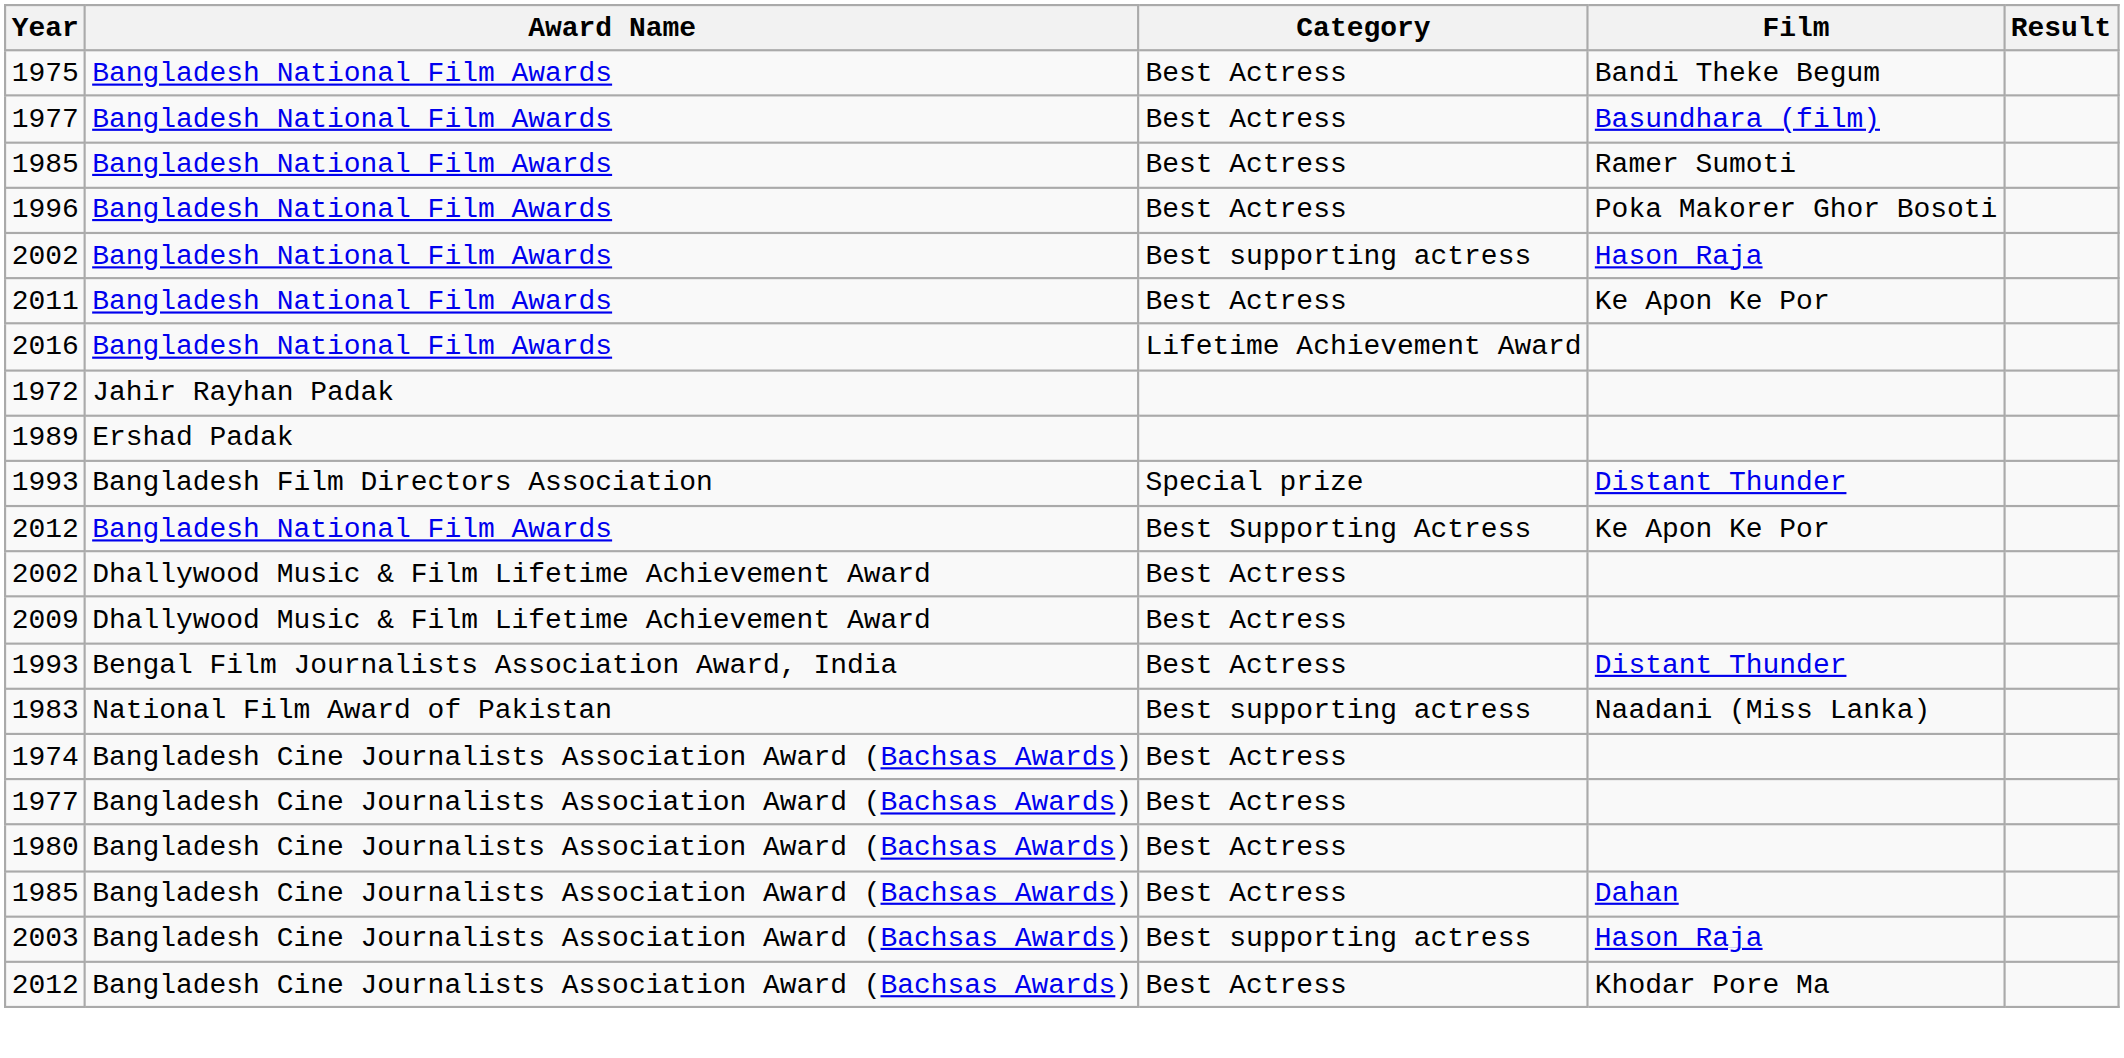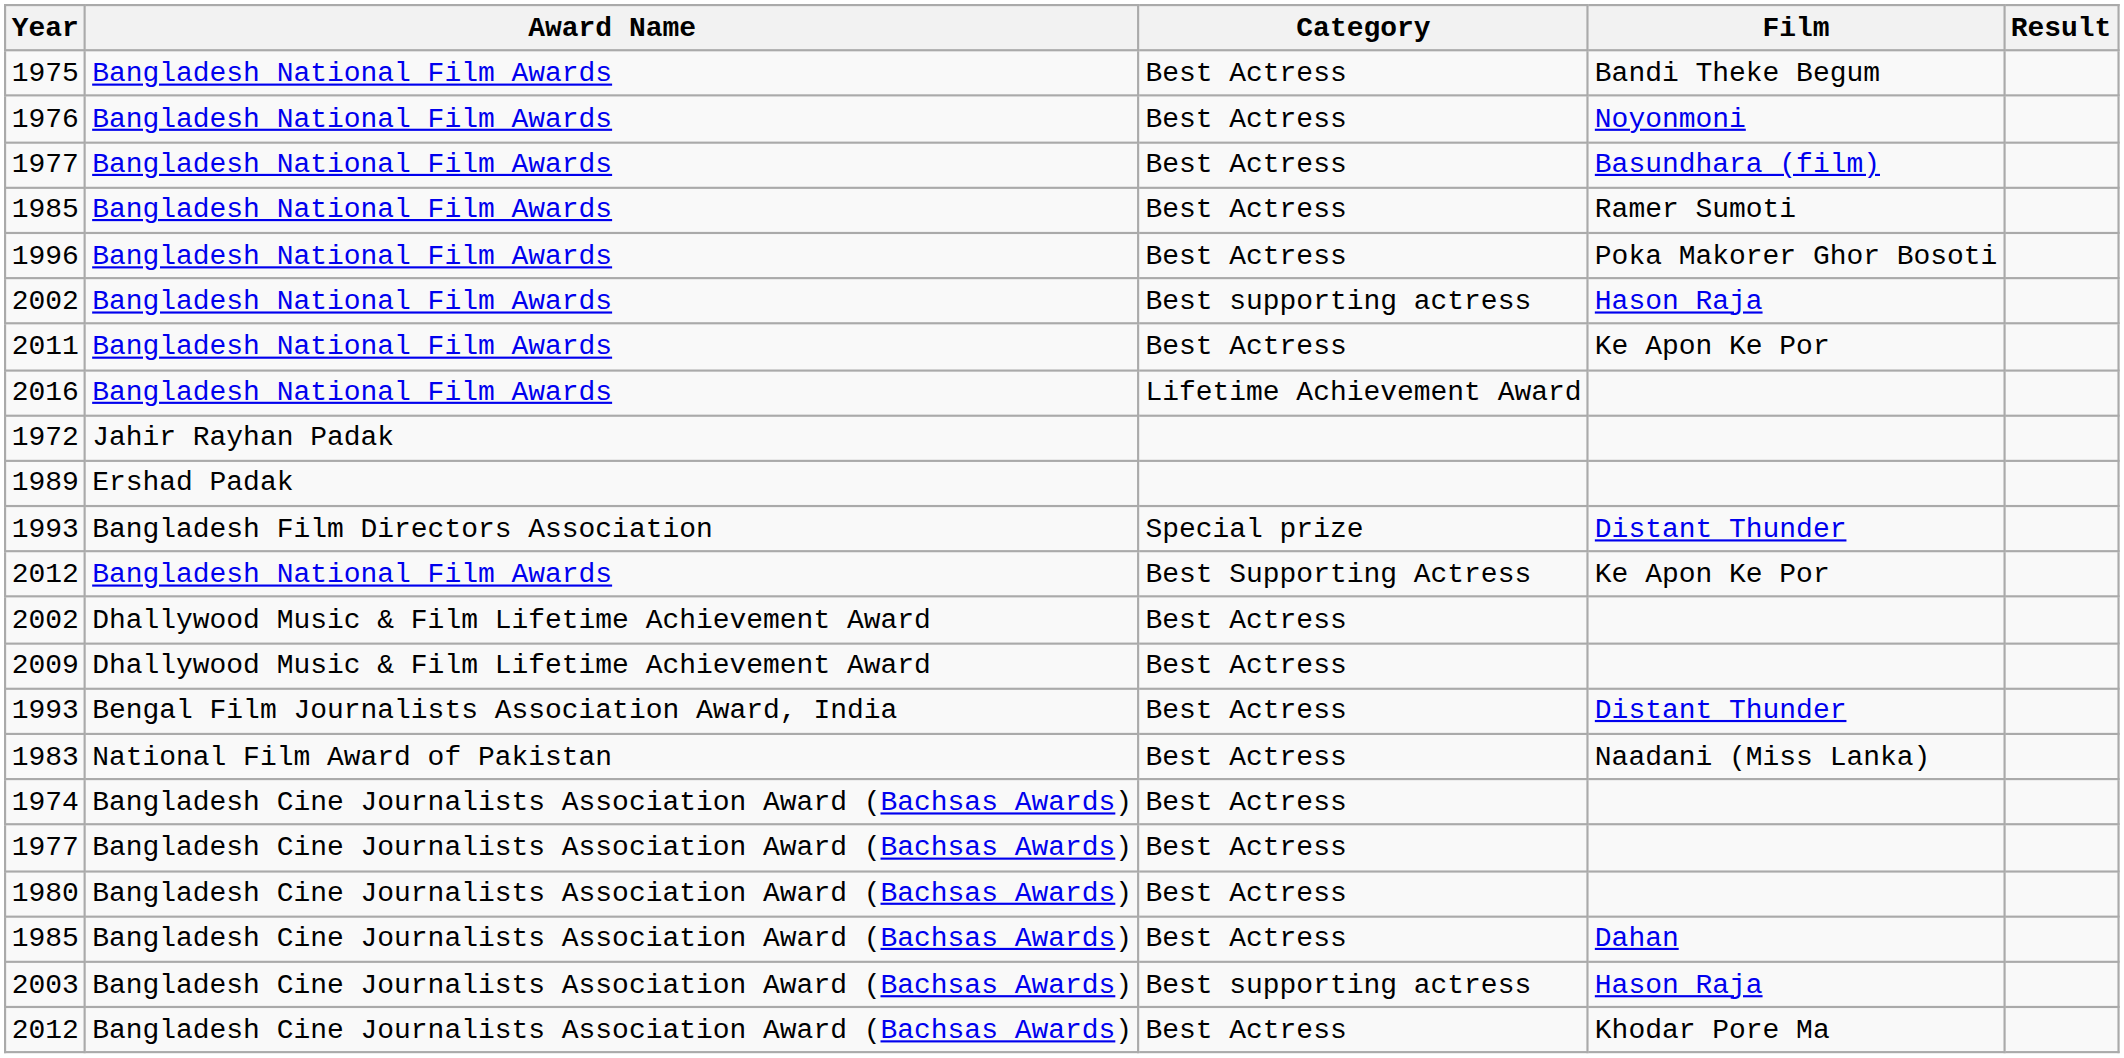+ row: (45, 119)
(1338, 711) Best supporting actress -> (1246, 757) Best Actress
